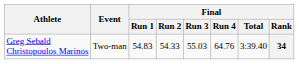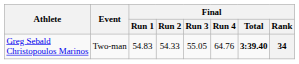(197, 46) 55.03 -> (197, 46) 55.05
(253, 46) normal -> (254, 46) bold
